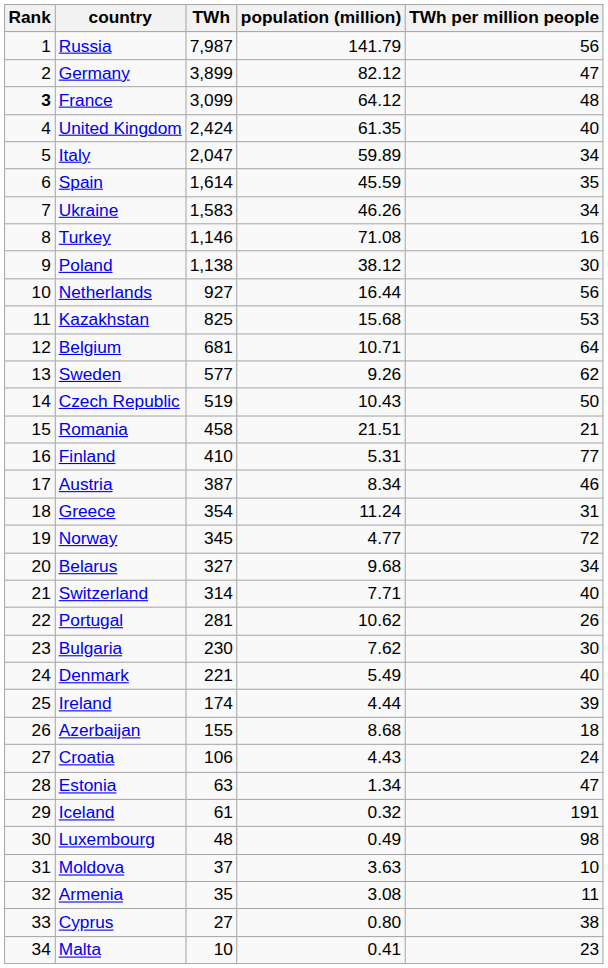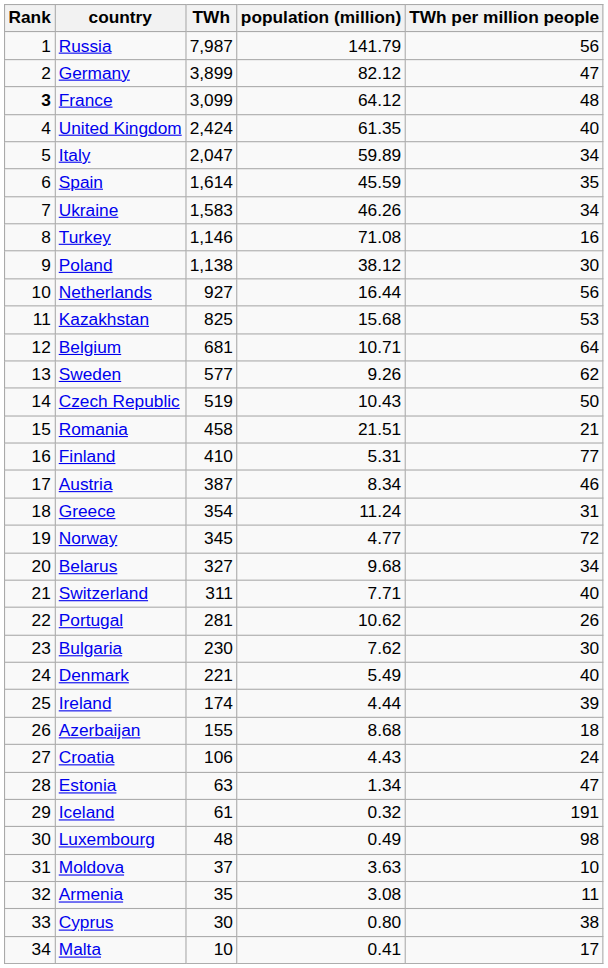(218, 593) 314 -> (219, 593) 311
(223, 922) 27 -> (223, 922) 30
(590, 949) 23 -> (590, 949) 17
